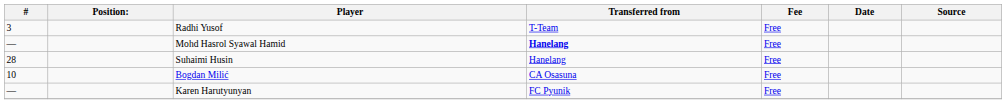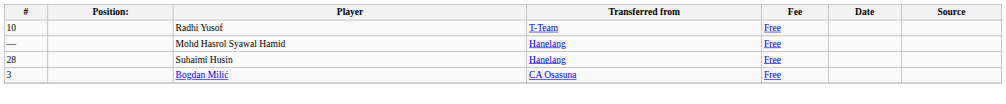(9, 28) 3 -> (11, 28) 10
(549, 44) bold -> (547, 44) normal
(11, 75) 10 -> (9, 75) 3
- row: (213, 91)
